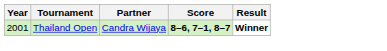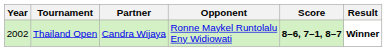+ column: (224, 12)
(18, 28) 2001 -> (18, 33) 2002
